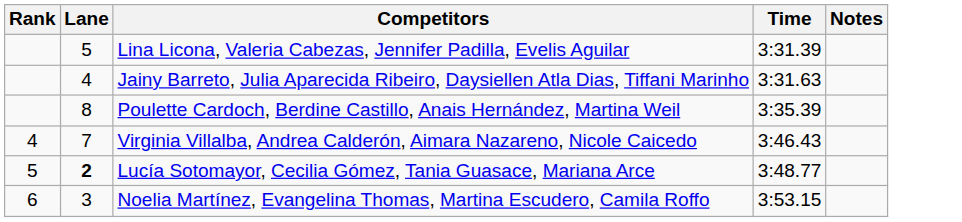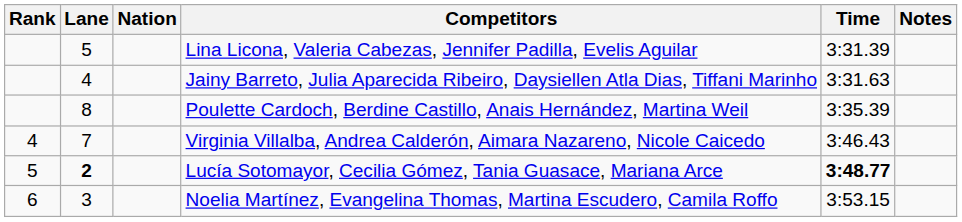+ column: (147, 19)
(790, 170) normal -> (858, 170) bold
